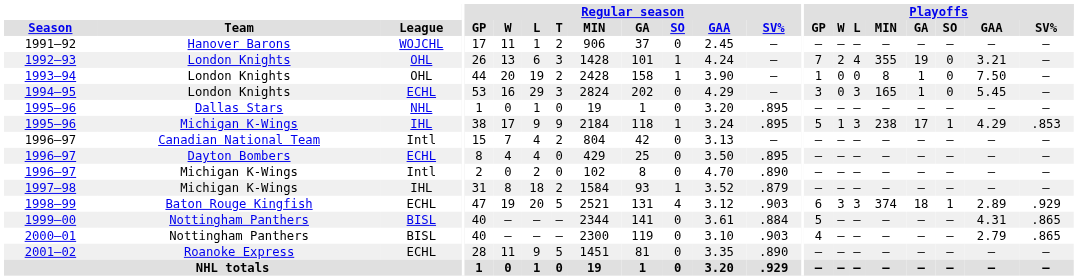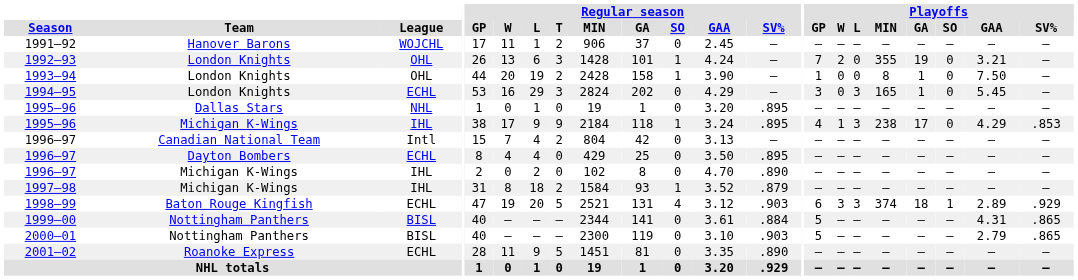(857, 60) 4 -> (857, 60) 0
(819, 124) 5 -> (819, 124) 4
(950, 124) 1 -> (950, 124) 0
(421, 172) Intl -> (421, 172) IHL
(819, 236) 4 -> (819, 236) 5
